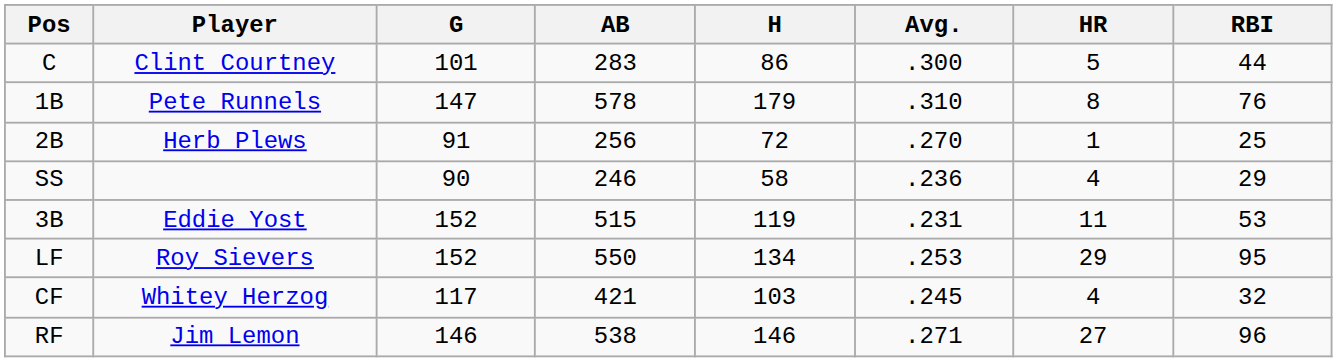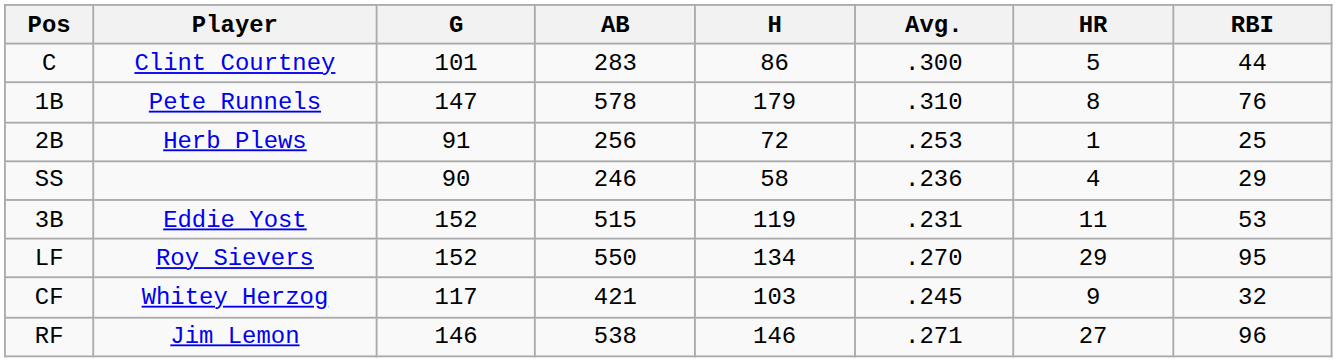(934, 141) .270 -> (934, 141) .253
(934, 258) .253 -> (934, 258) .270
(1093, 297) 4 -> (1093, 297) 9
